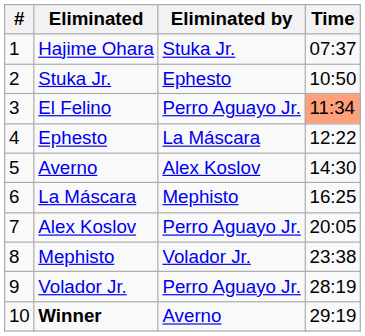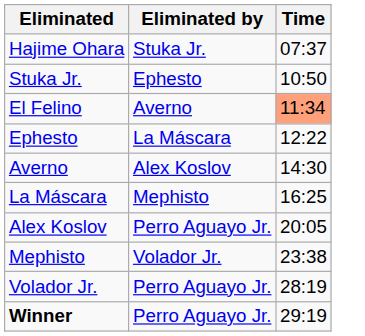- column: (19, 19)
(232, 108) Perro Aguayo Jr. -> (162, 108) Averno
(192, 316) Averno -> (202, 316) Perro Aguayo Jr.
